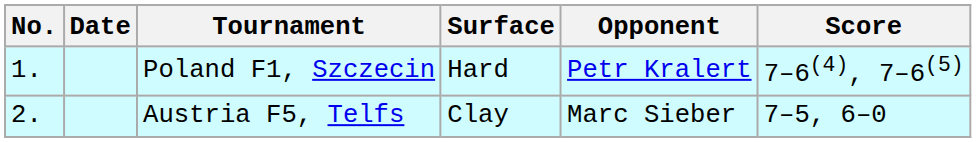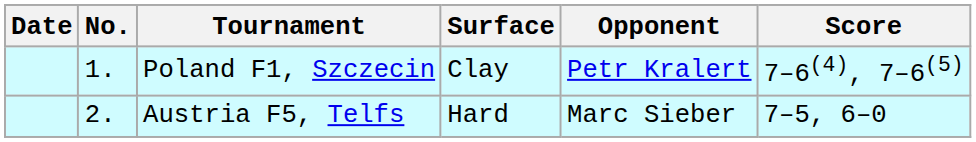columns swapped: (34, 26) <-> (100, 26)
(478, 71) Hard -> (478, 71) Clay
(478, 116) Clay -> (478, 116) Hard
